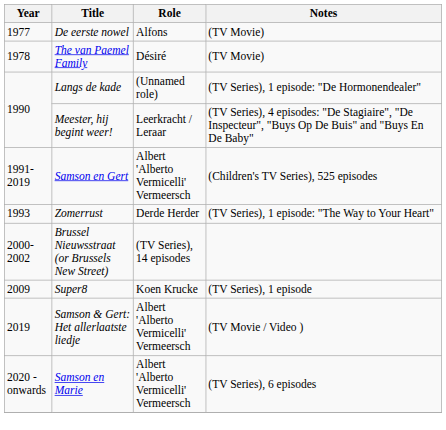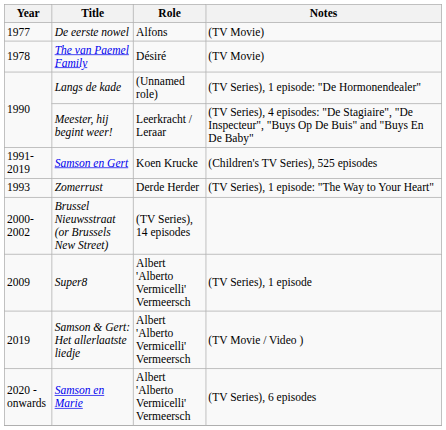(163, 176) Albert 'Alberto Vermicelli' Vermeersch -> (167, 163) Koen Krucke
(167, 289) Koen Krucke -> (163, 282) Albert 'Alberto Vermicelli' Vermeersch
